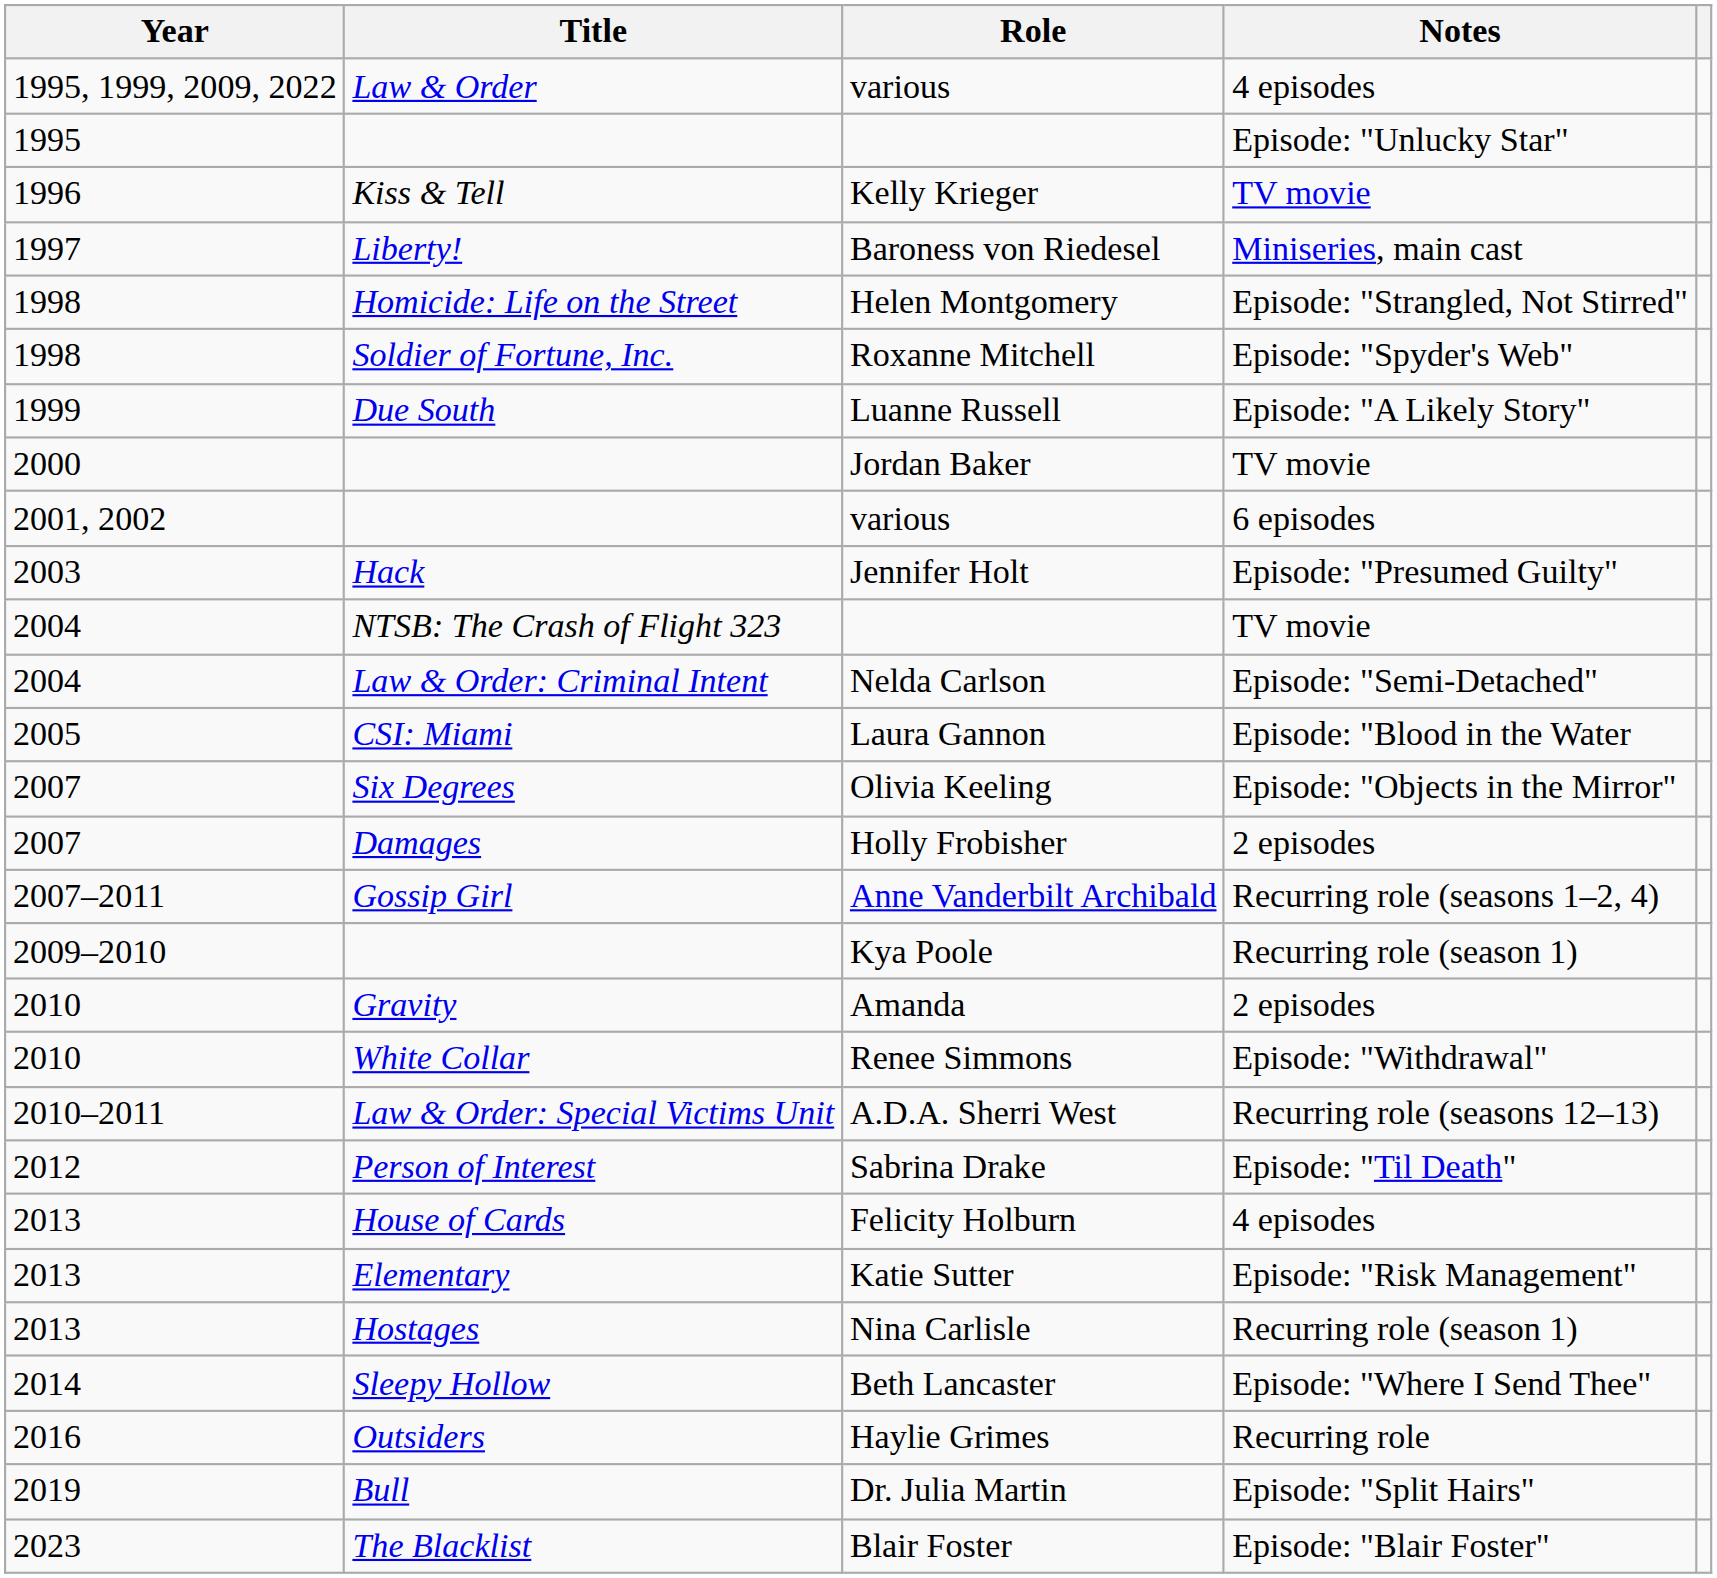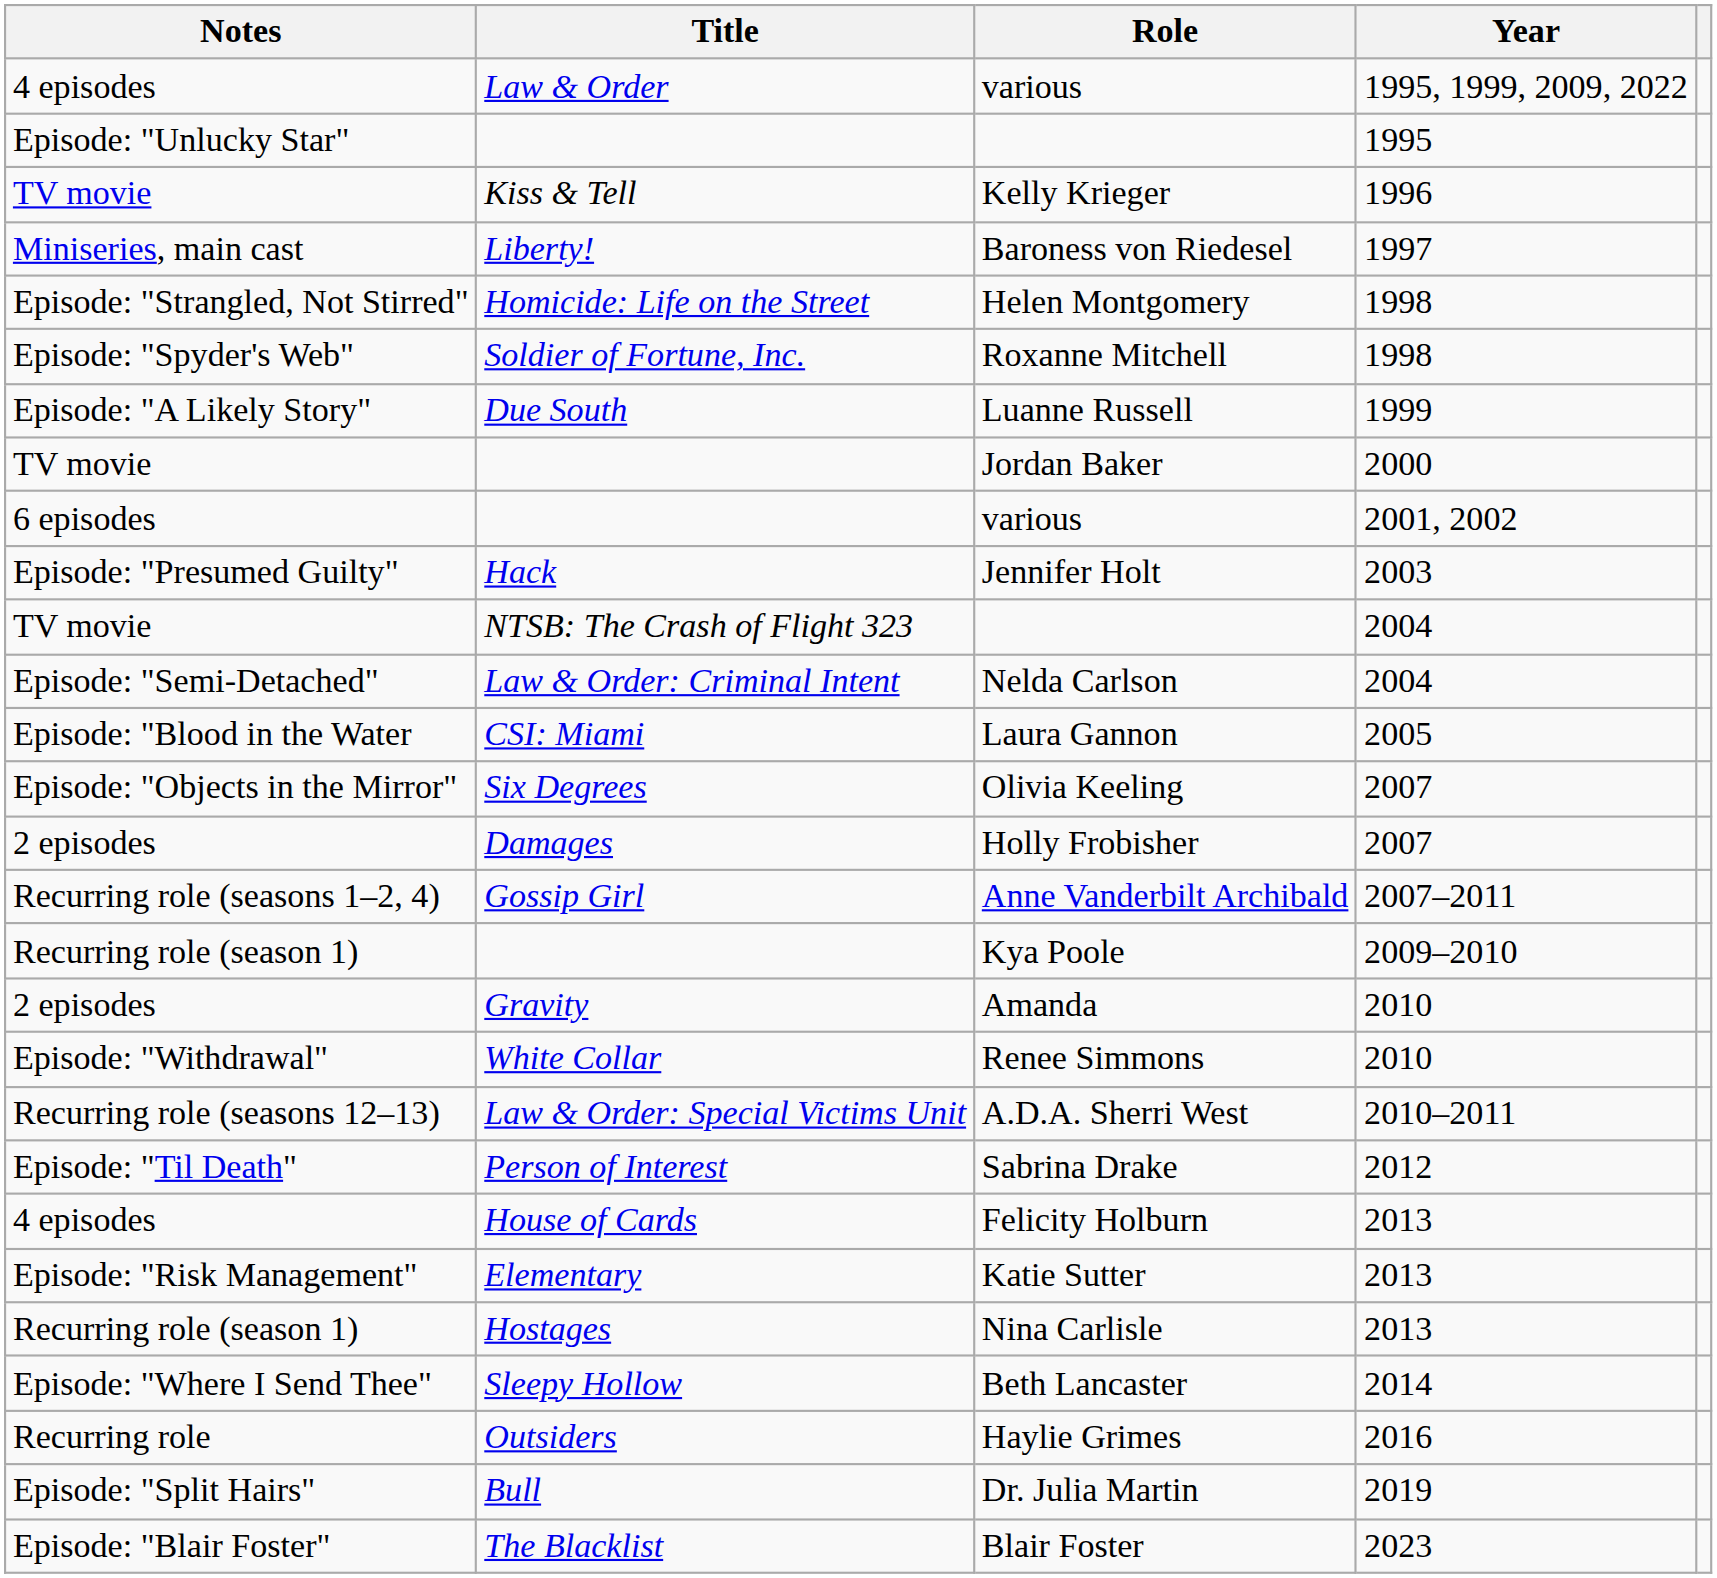columns swapped: (175, 31) <-> (1460, 31)
